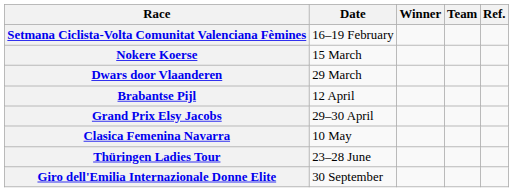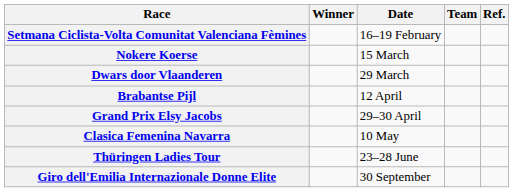columns swapped: (353, 14) <-> (420, 14)
